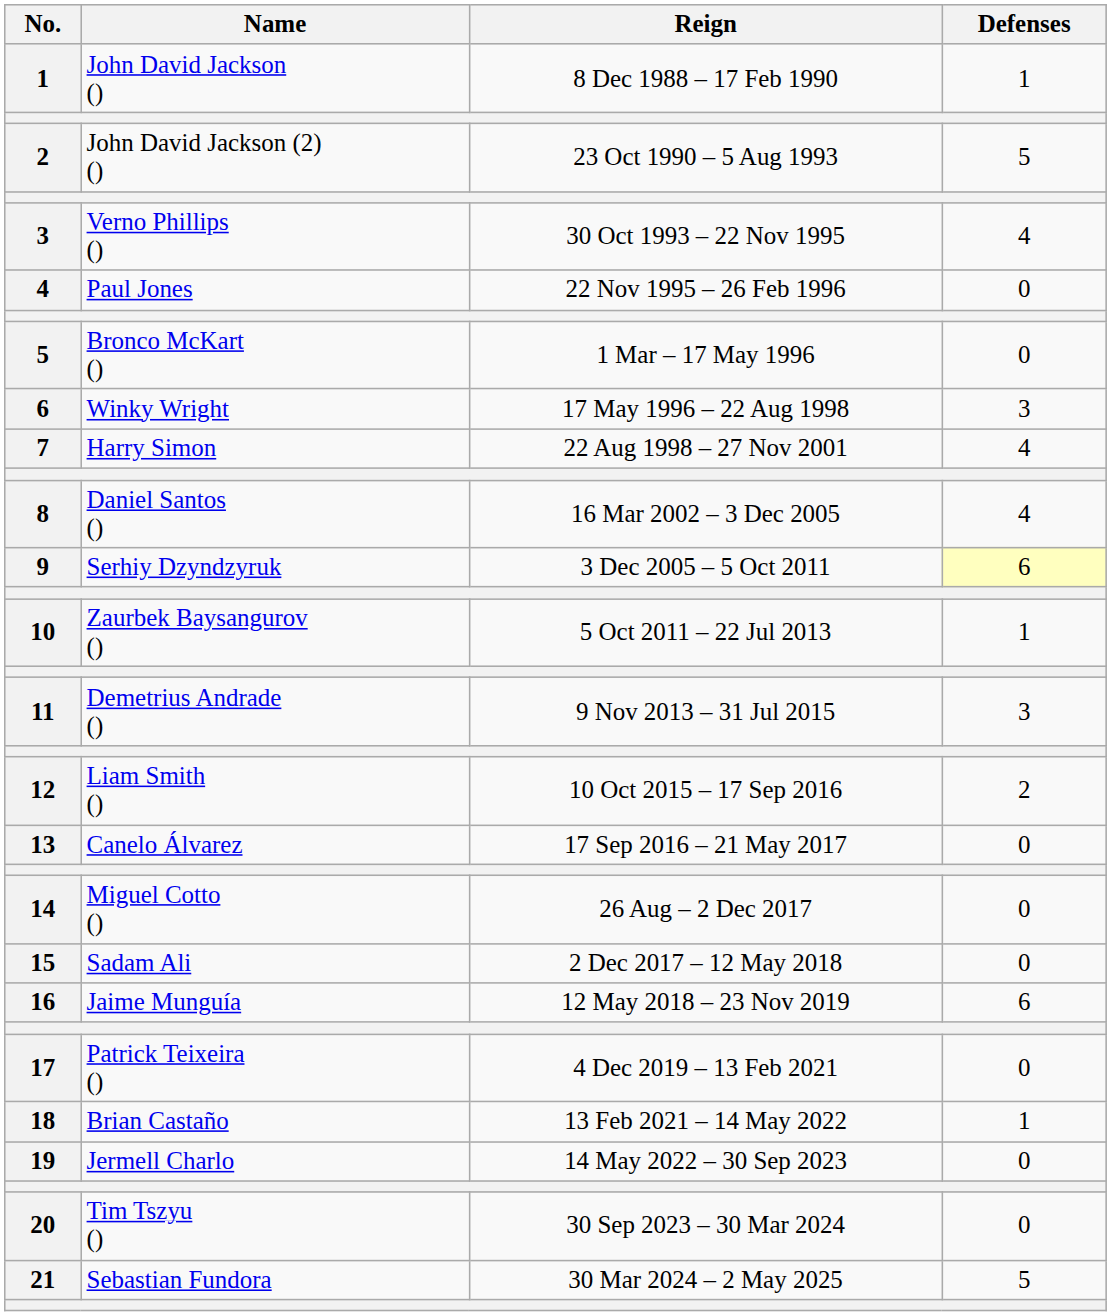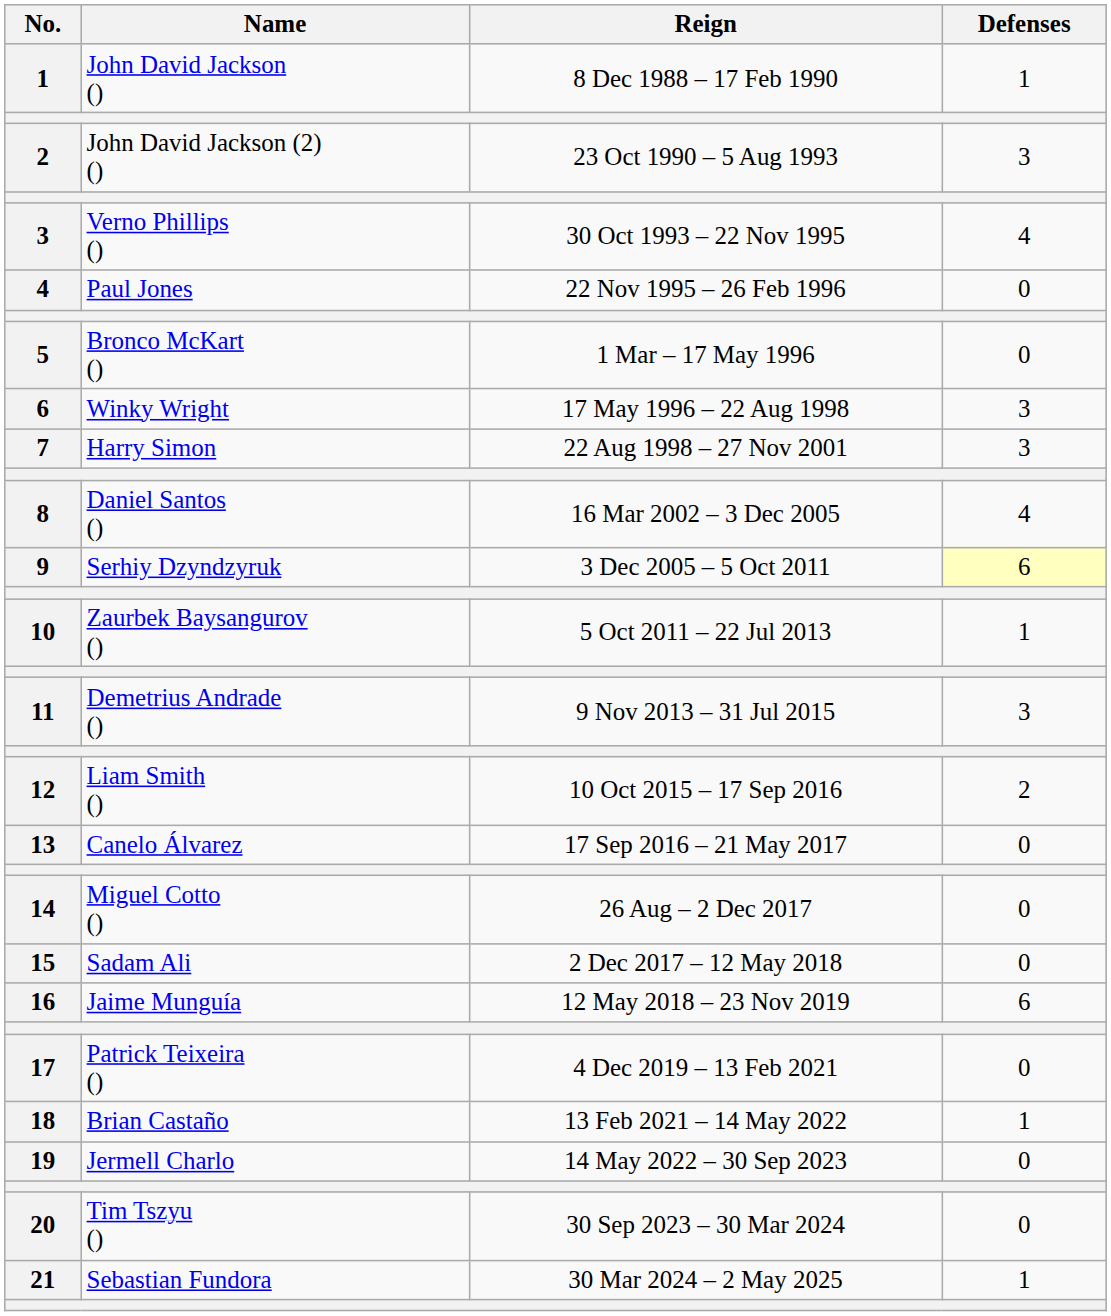(1024, 157) 5 -> (1024, 157) 3
(1024, 448) 4 -> (1024, 448) 3
(1024, 1279) 5 -> (1024, 1279) 1
